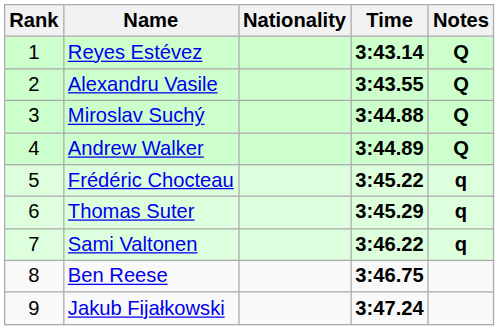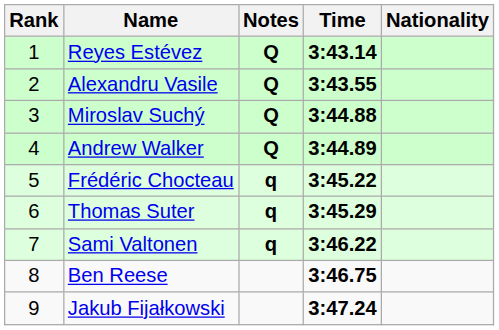columns swapped: (295, 20) <-> (461, 20)
